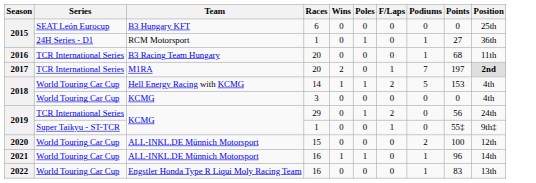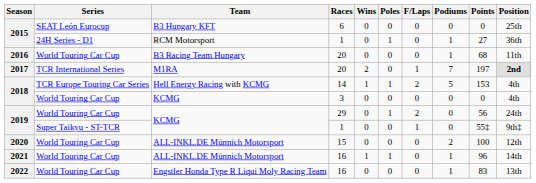(80, 55) TCR International Series -> (78, 55) World Touring Car Cup
(78, 84) World Touring Car Cup -> (93, 84) TCR Europe Touring Car Series
(80, 113) TCR International Series -> (78, 113) World Touring Car Cup
